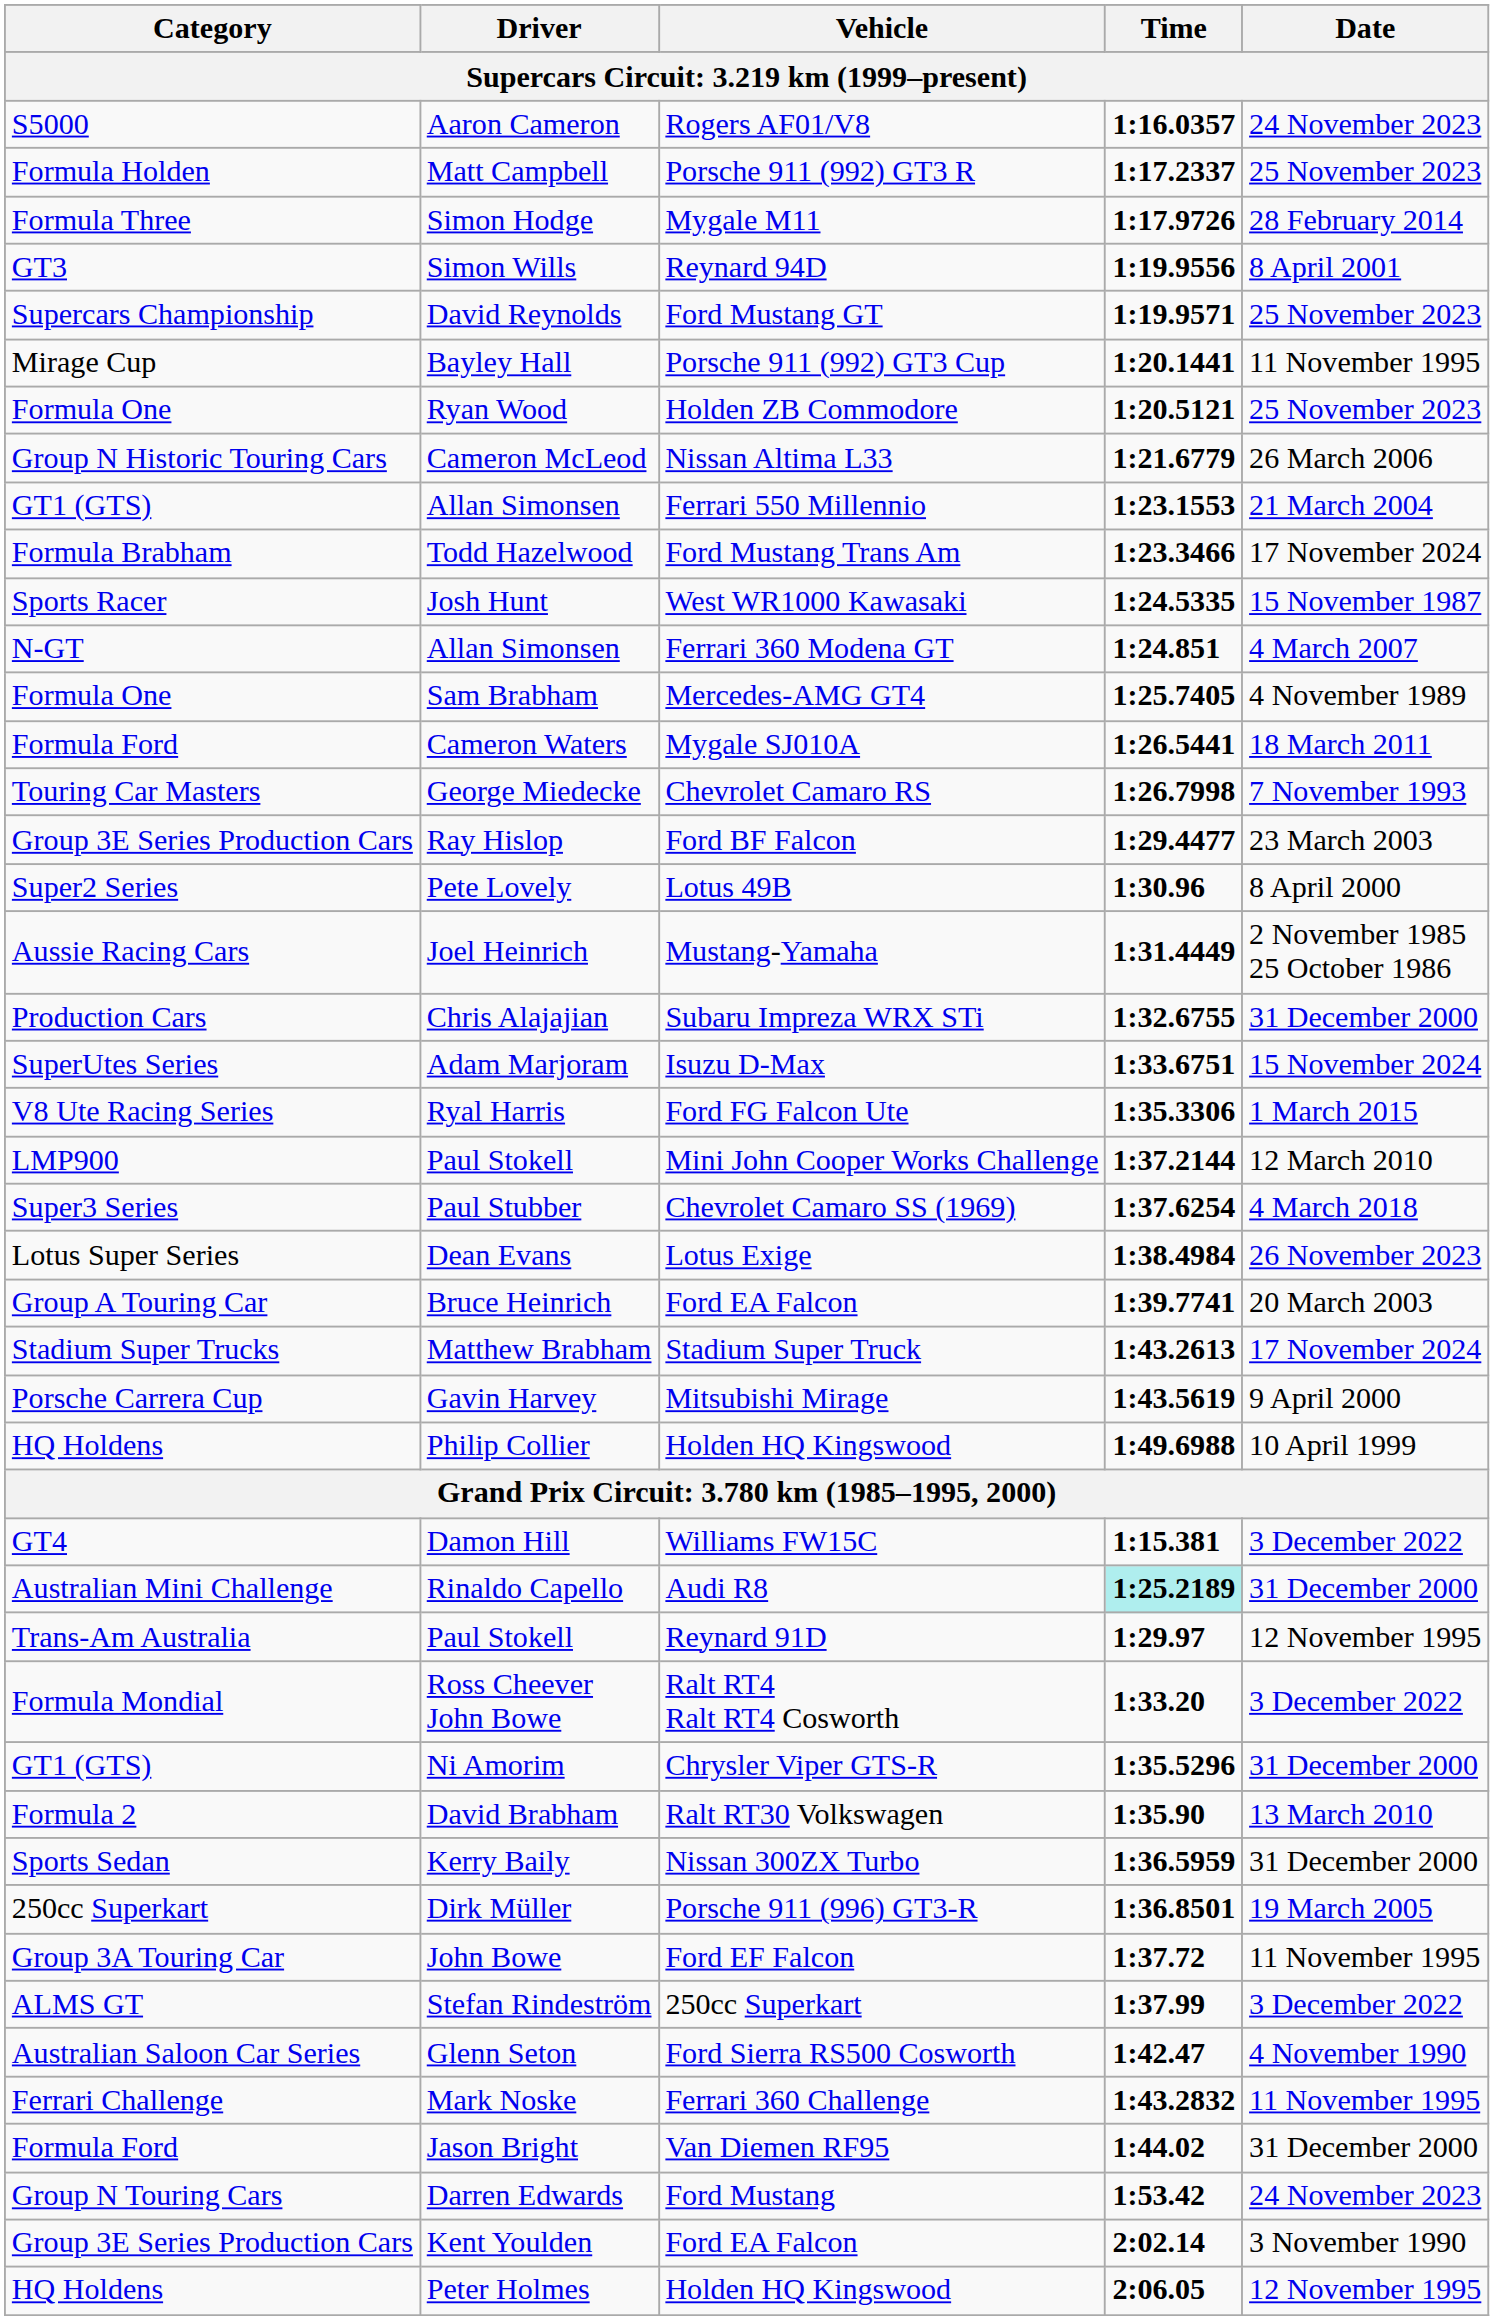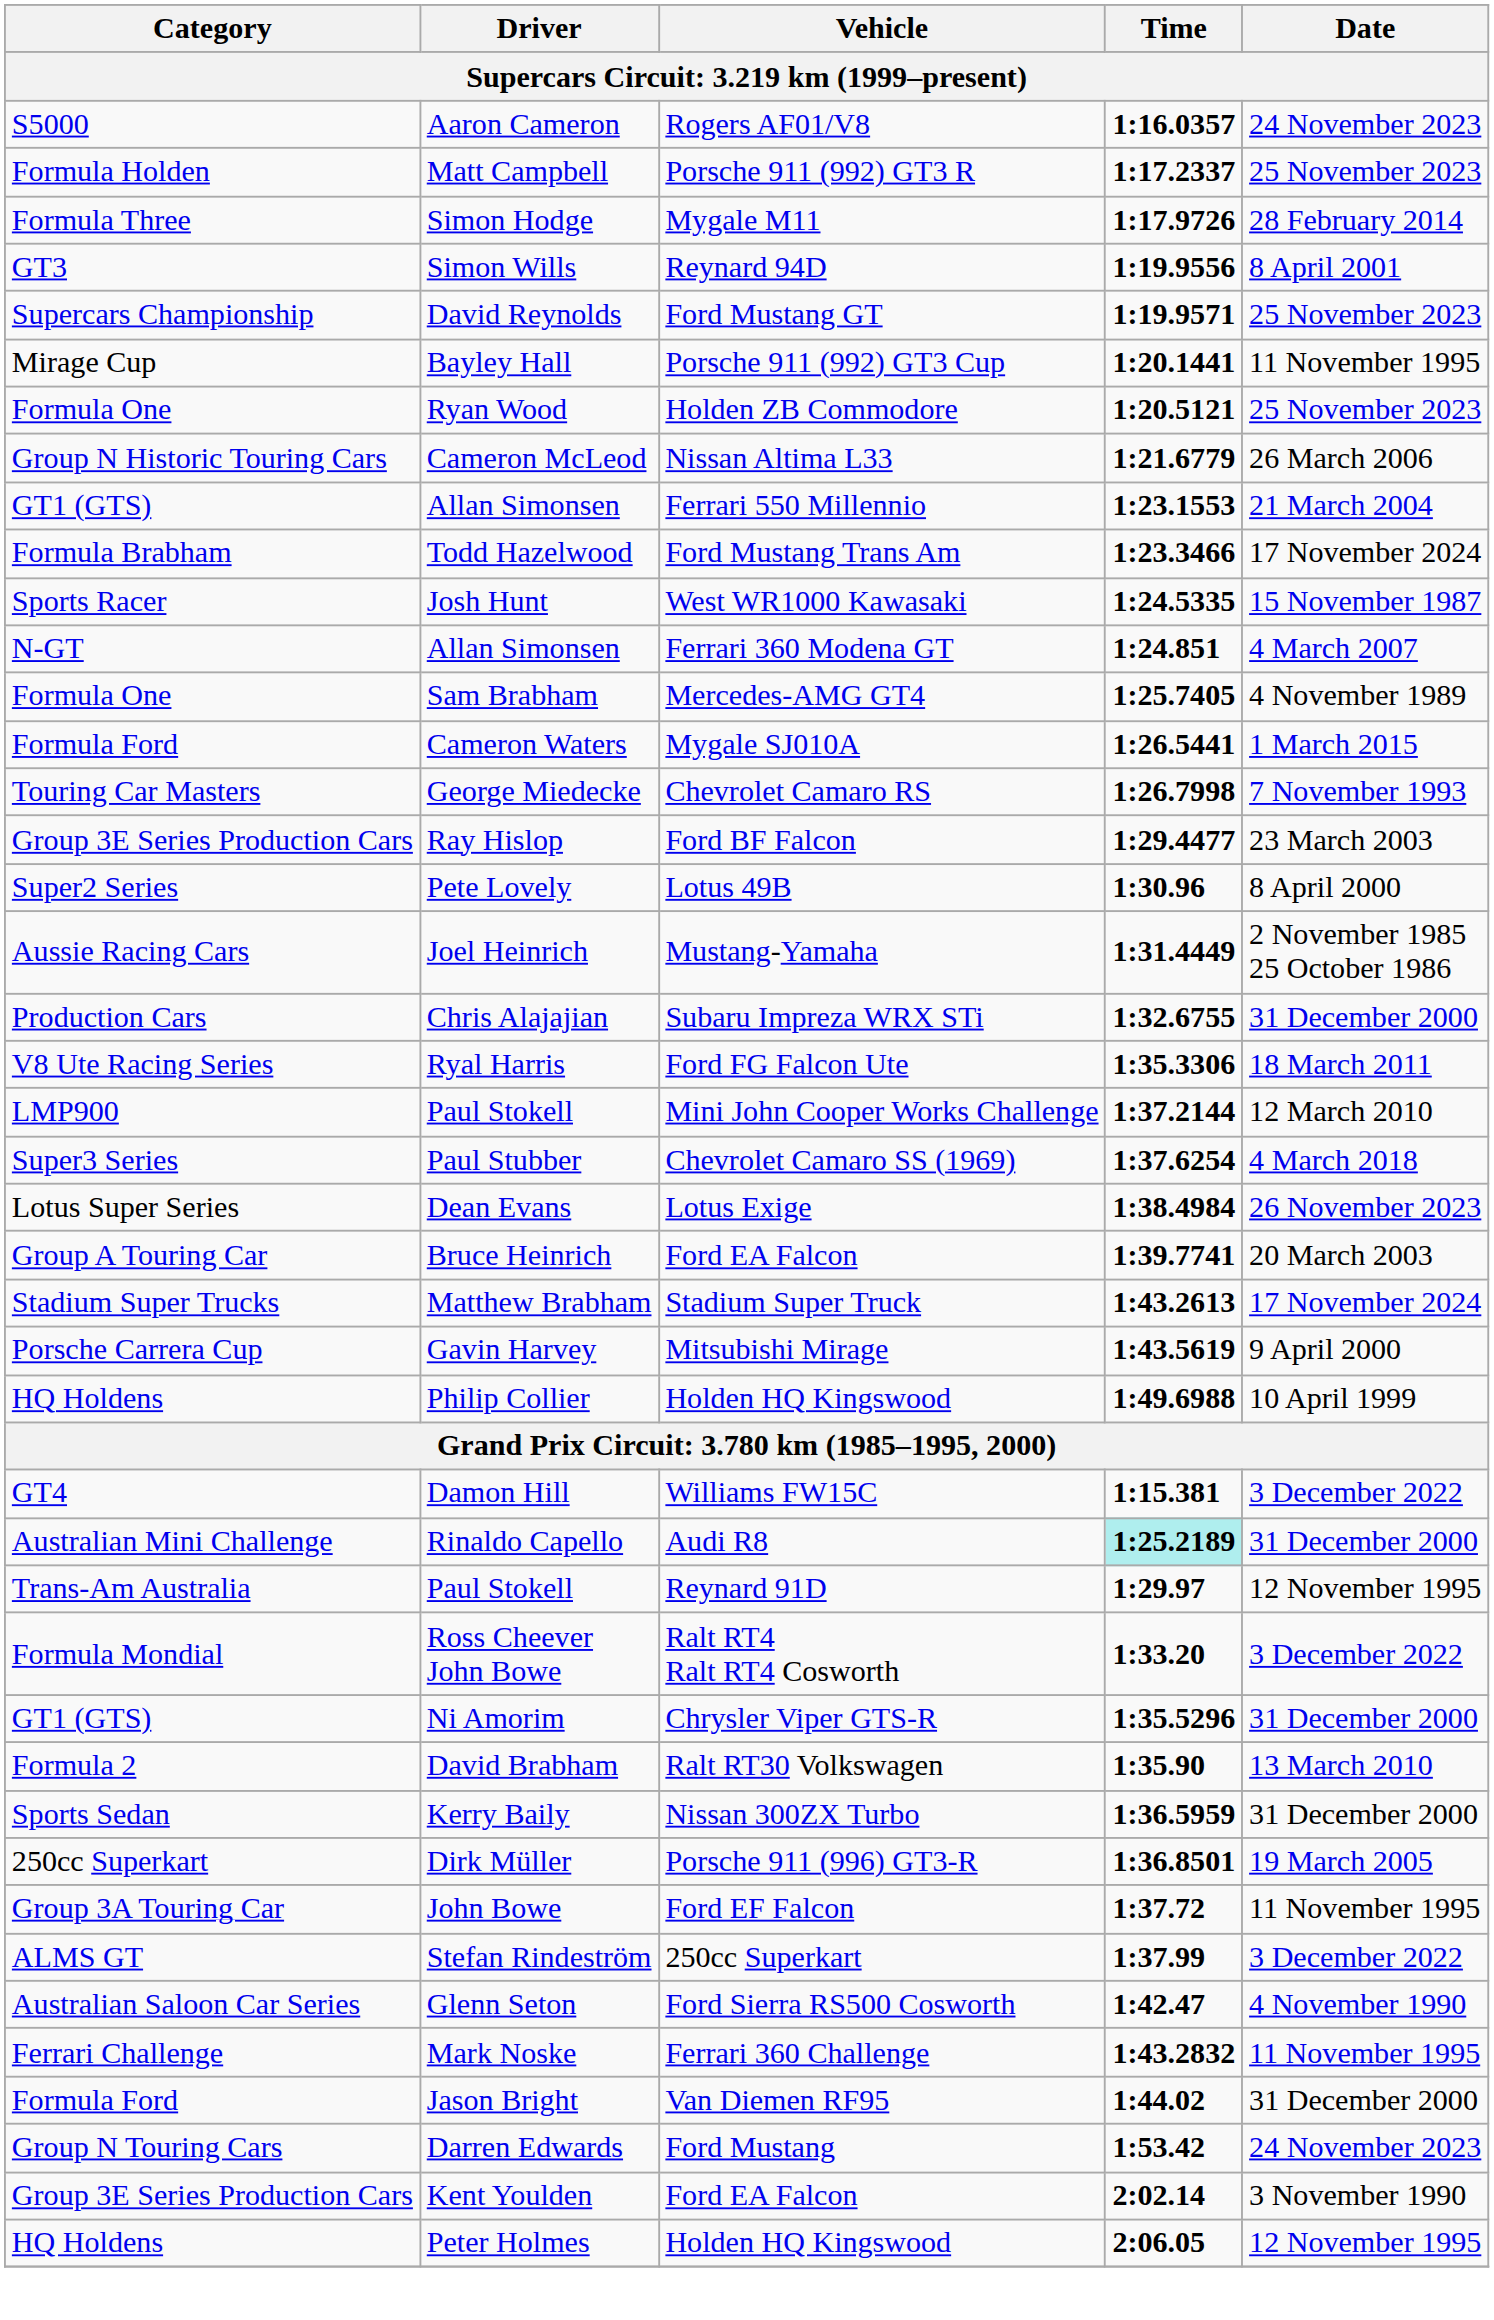(1340, 743) 18 March 2011 -> (1333, 743) 1 March 2015
- row: (527, 1063)
(1333, 1111) 1 March 2015 -> (1340, 1063) 18 March 2011
